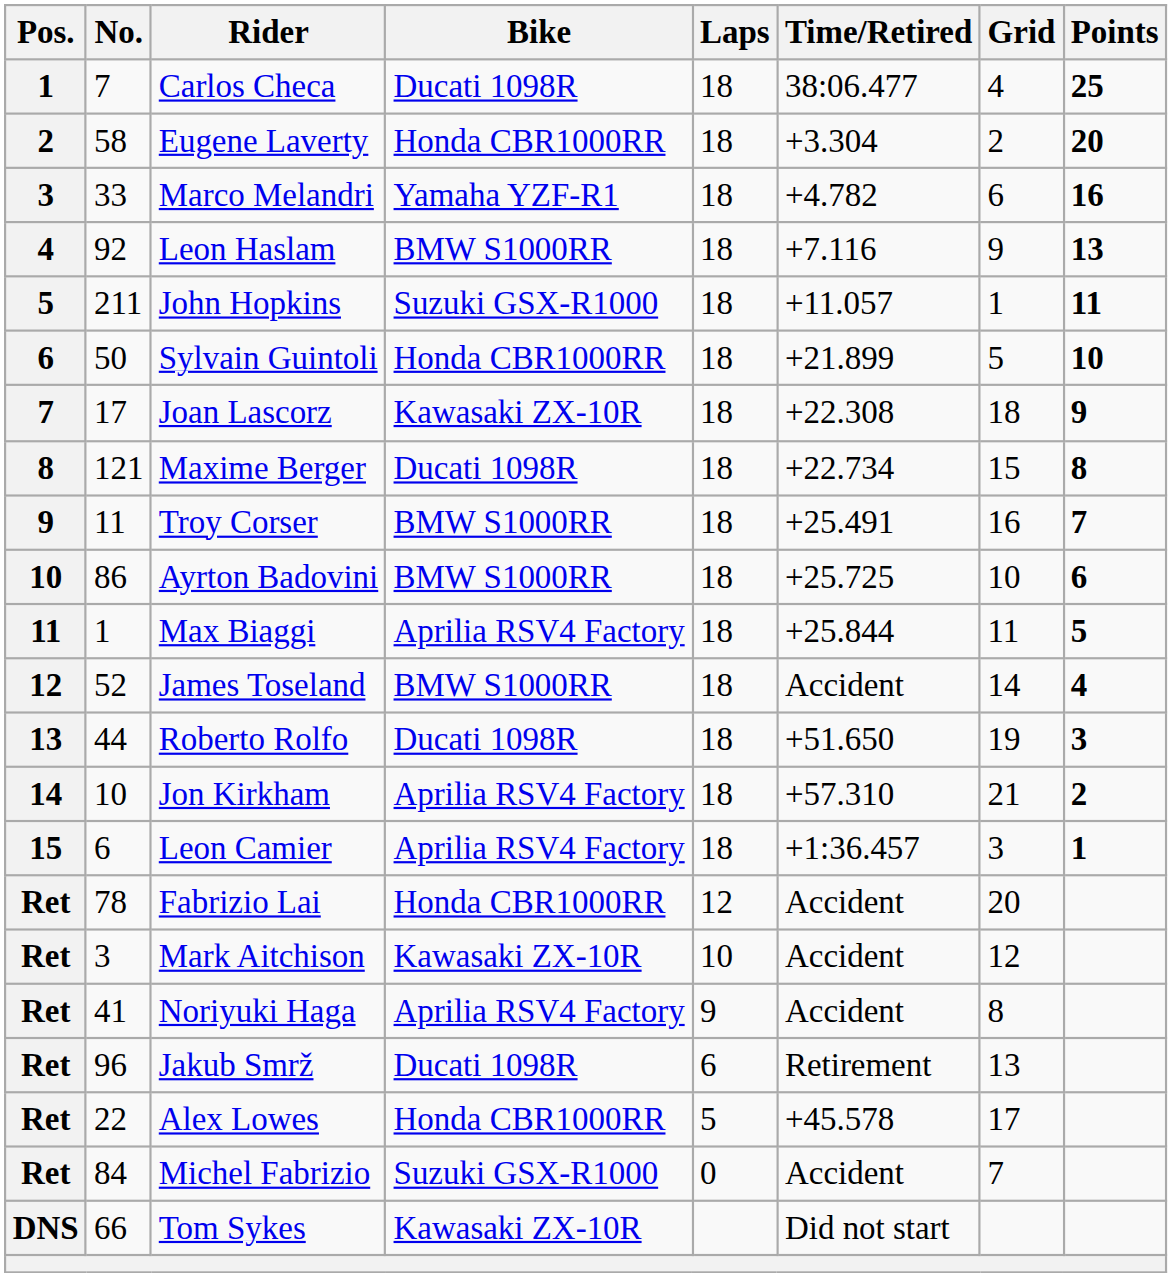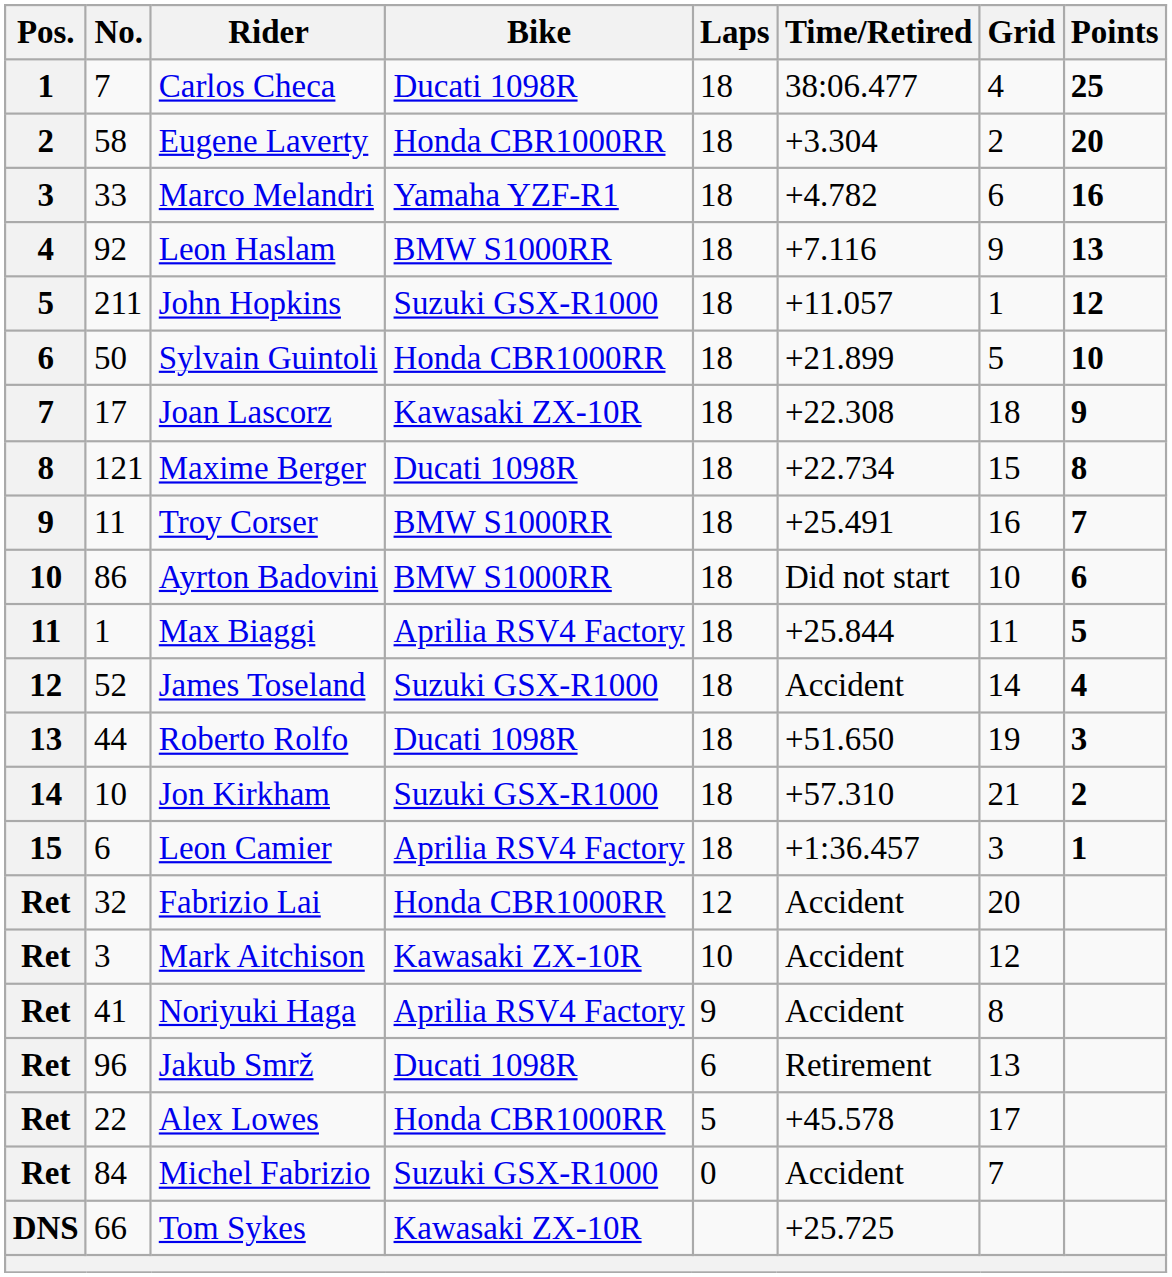(1086, 303) 11 -> (1087, 303) 12
(840, 575) +25.725 -> (867, 575) Did not start
(503, 684) BMW S1000RR -> (526, 684) Suzuki GSX-R1000
(539, 793) Aprilia RSV4 Factory -> (526, 793) Suzuki GSX-R1000
(110, 902) 78 -> (110, 902) 32
(867, 1228) Did not start -> (840, 1228) +25.725
